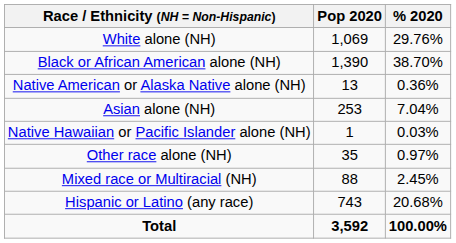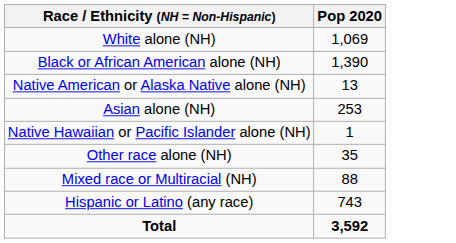- column: (418, 16)
